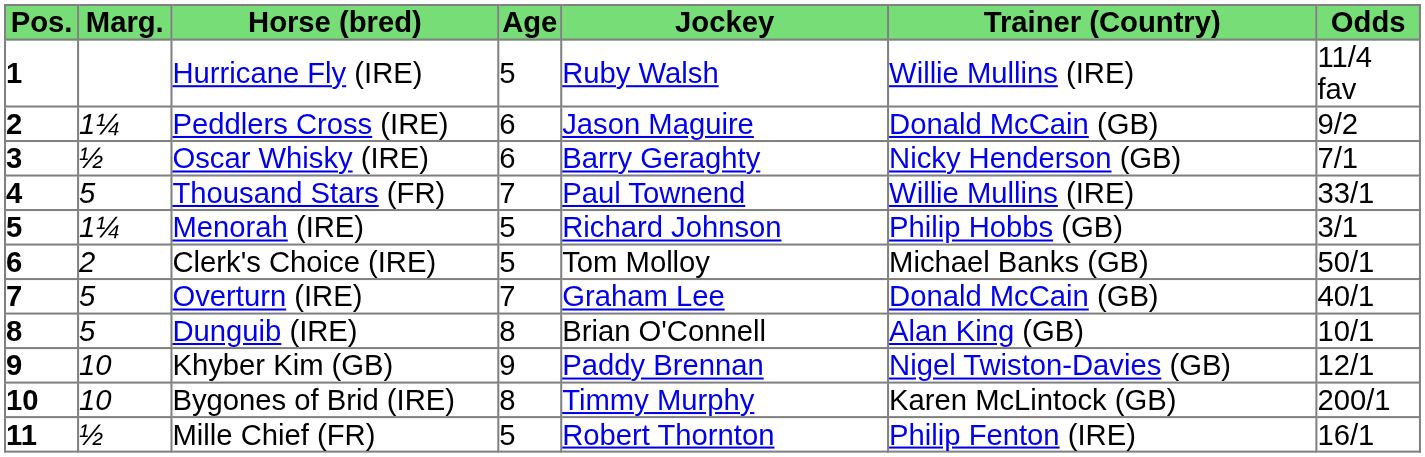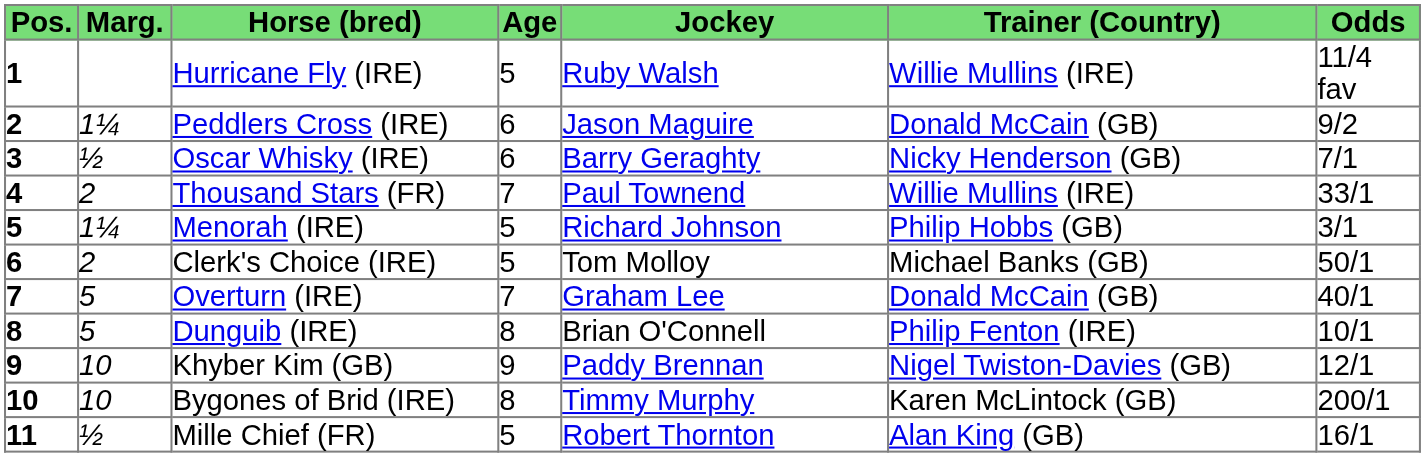(87, 193) 5 -> (87, 193) 2
(987, 331) Alan King (GB) -> (1012, 331) Philip Fenton (IRE)
(1012, 434) Philip Fenton (IRE) -> (987, 434) Alan King (GB)
